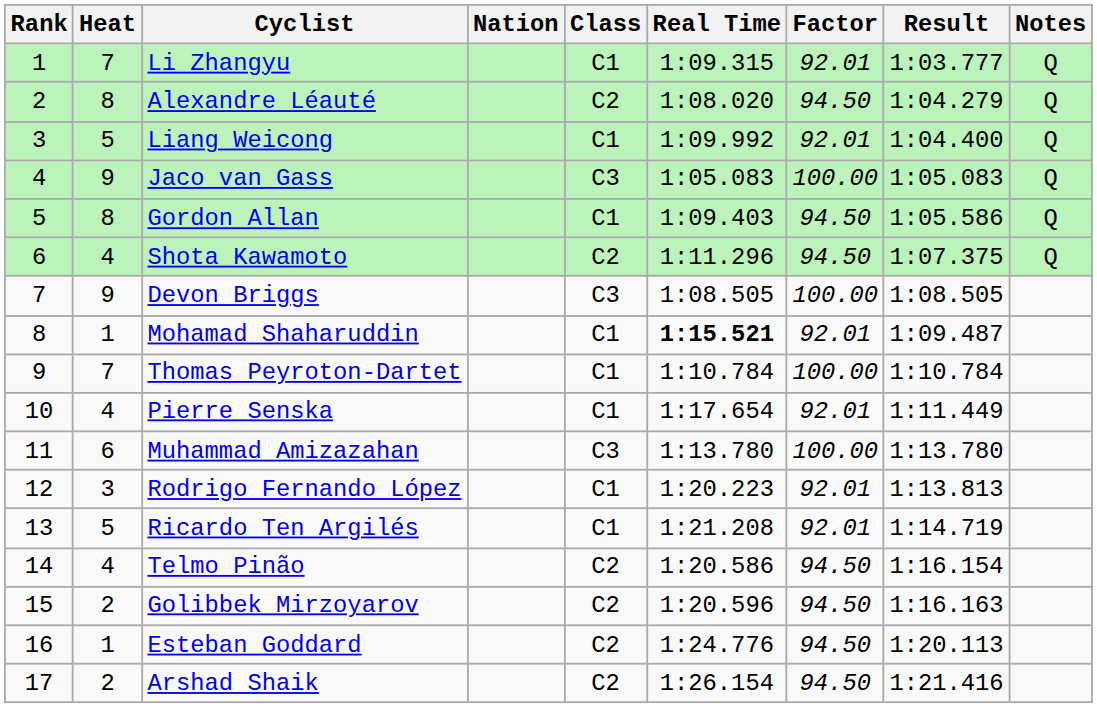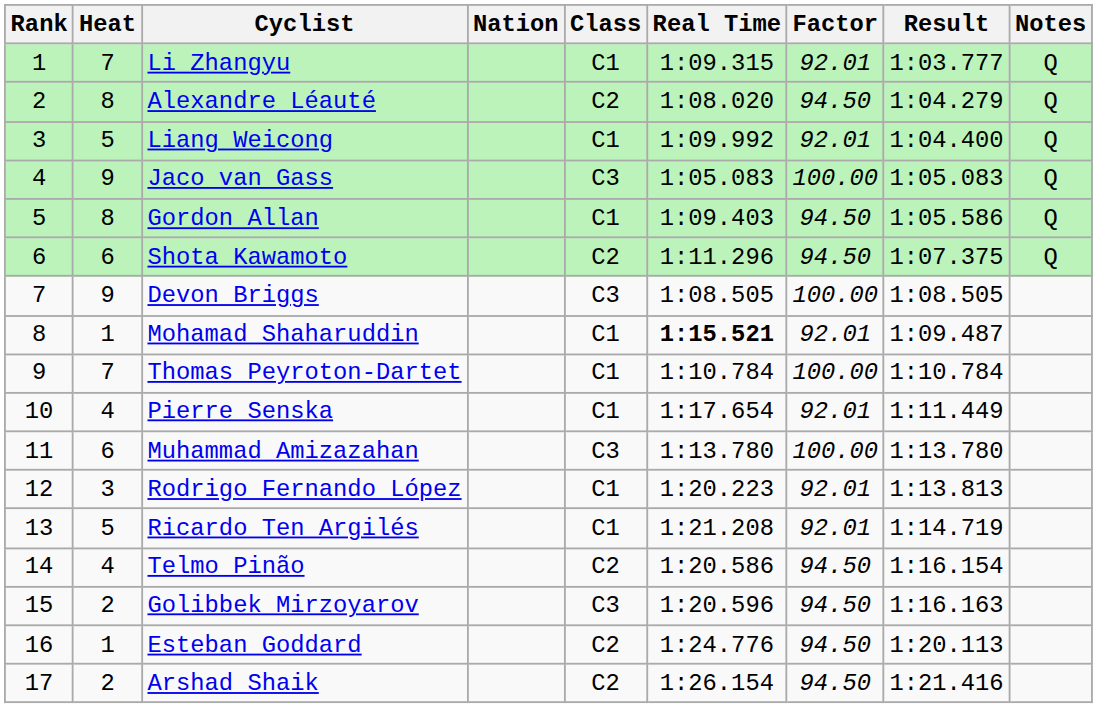(108, 257) 4 -> (108, 257) 6
(606, 606) C2 -> (606, 606) C3
